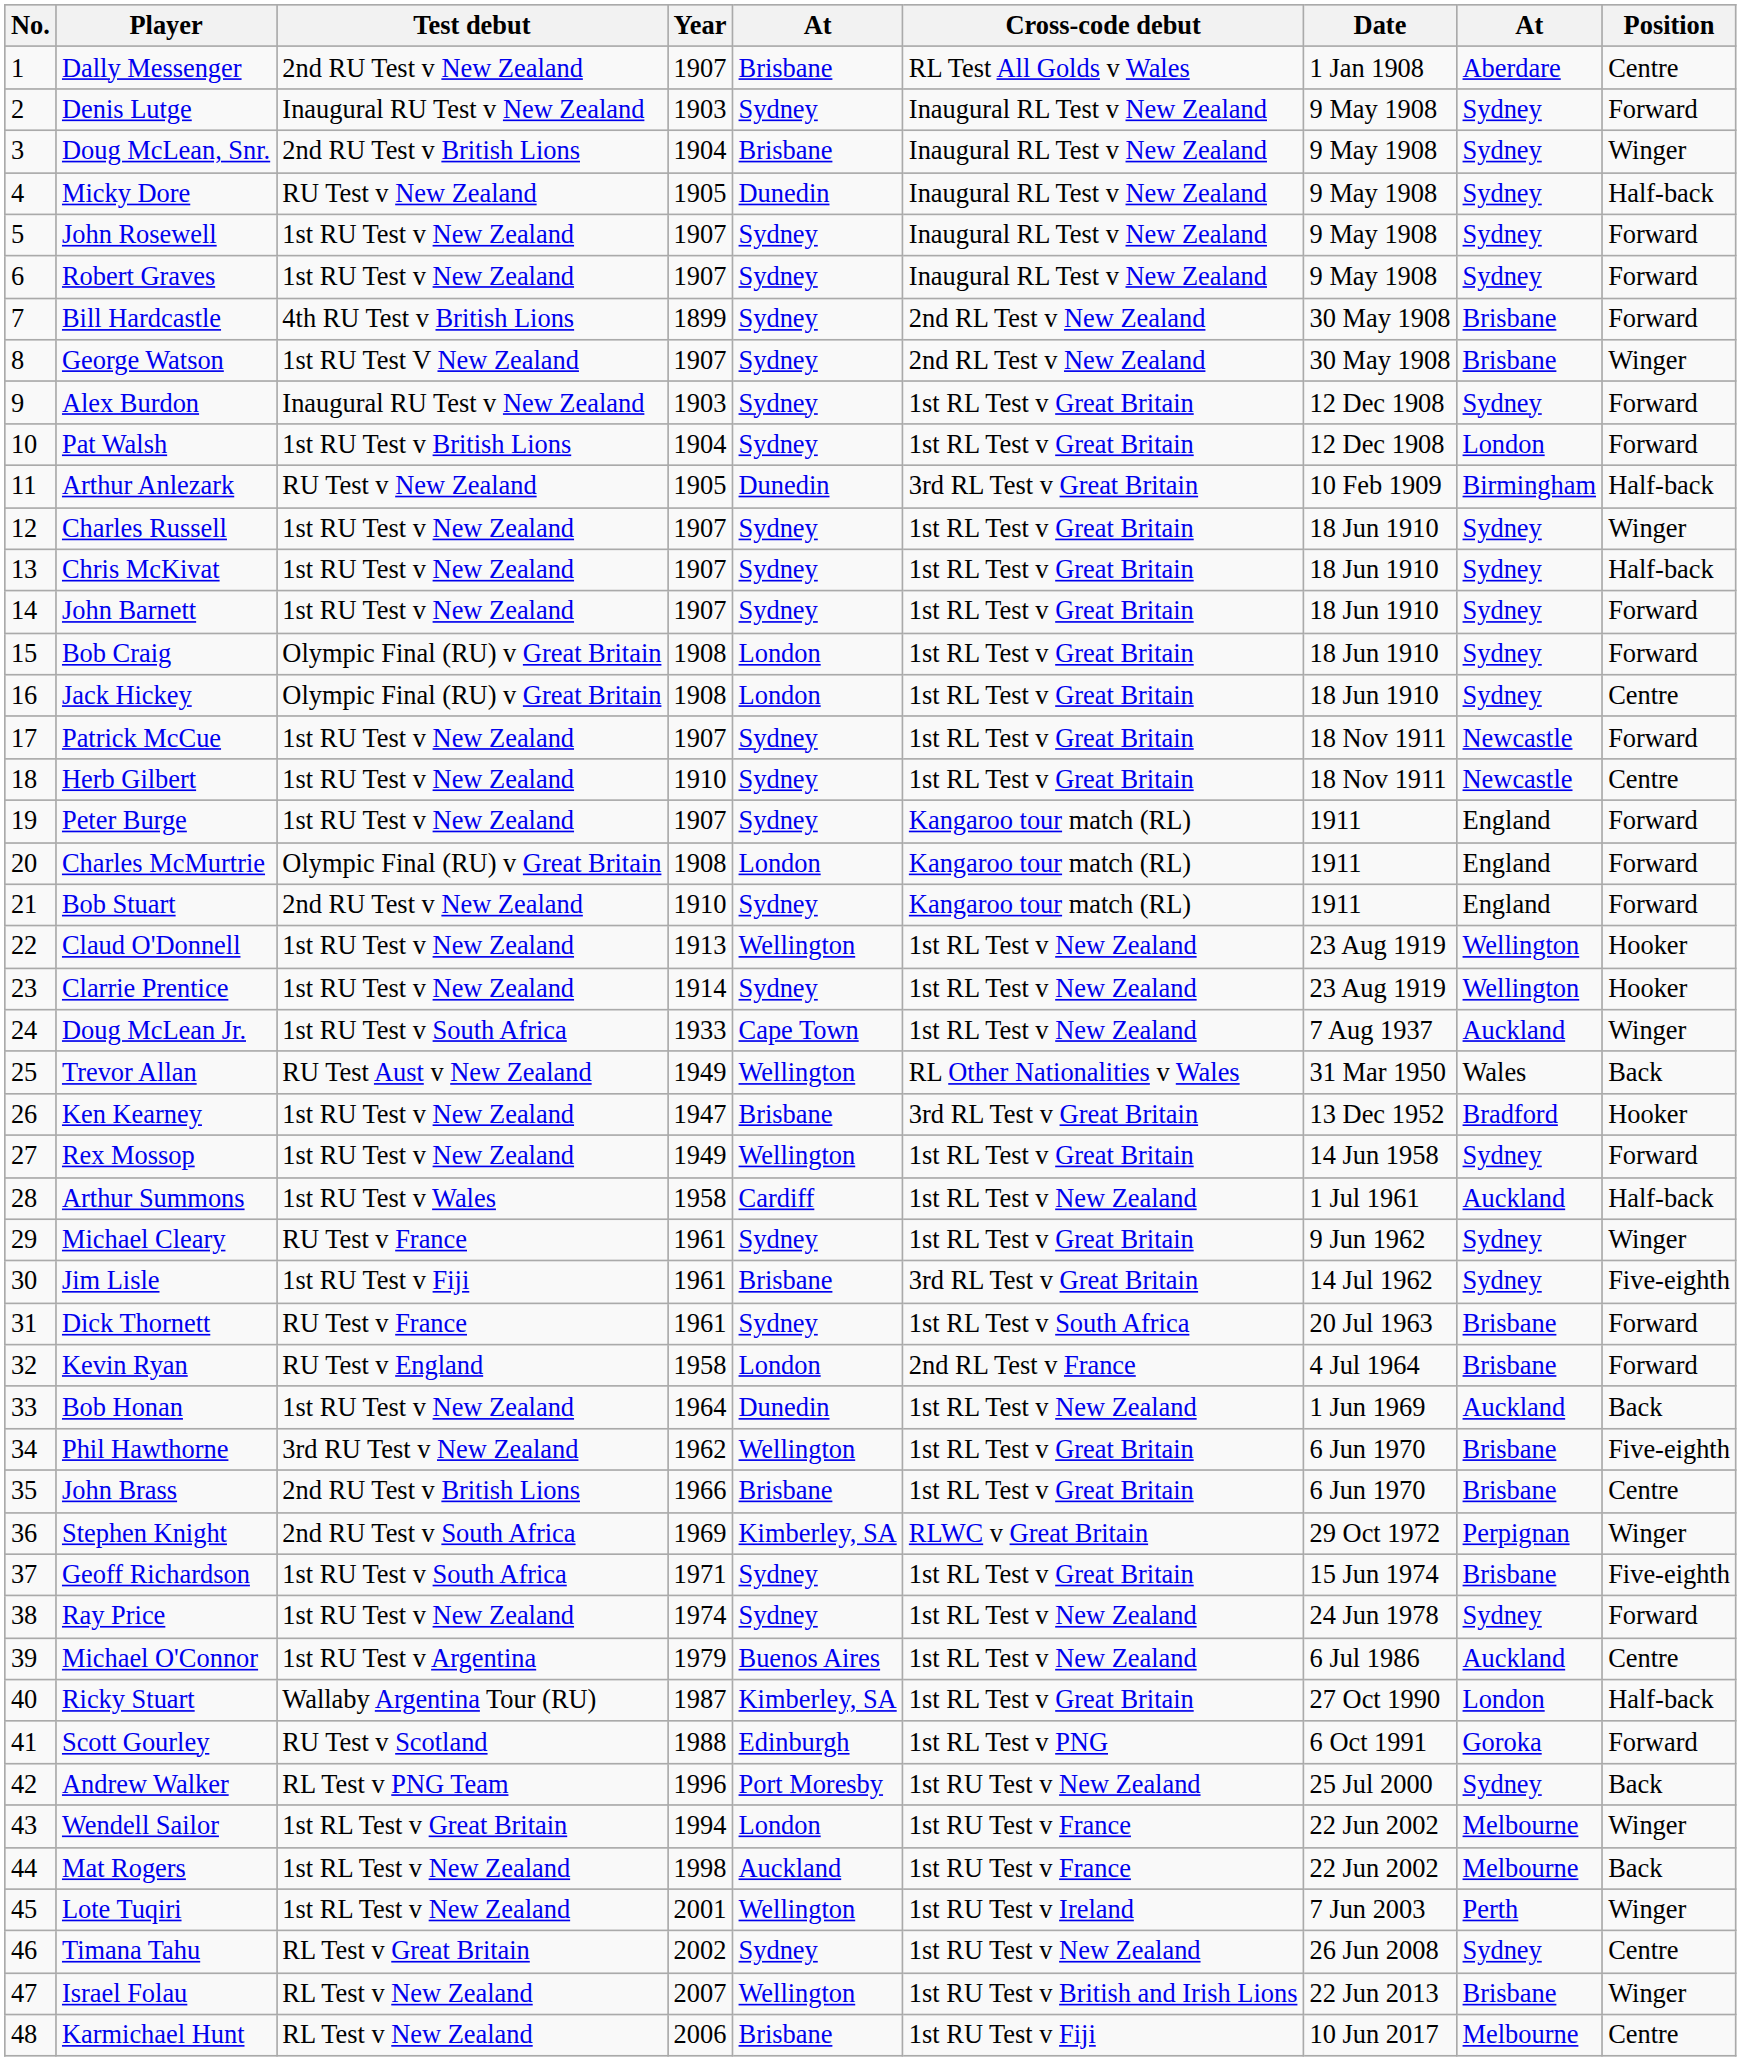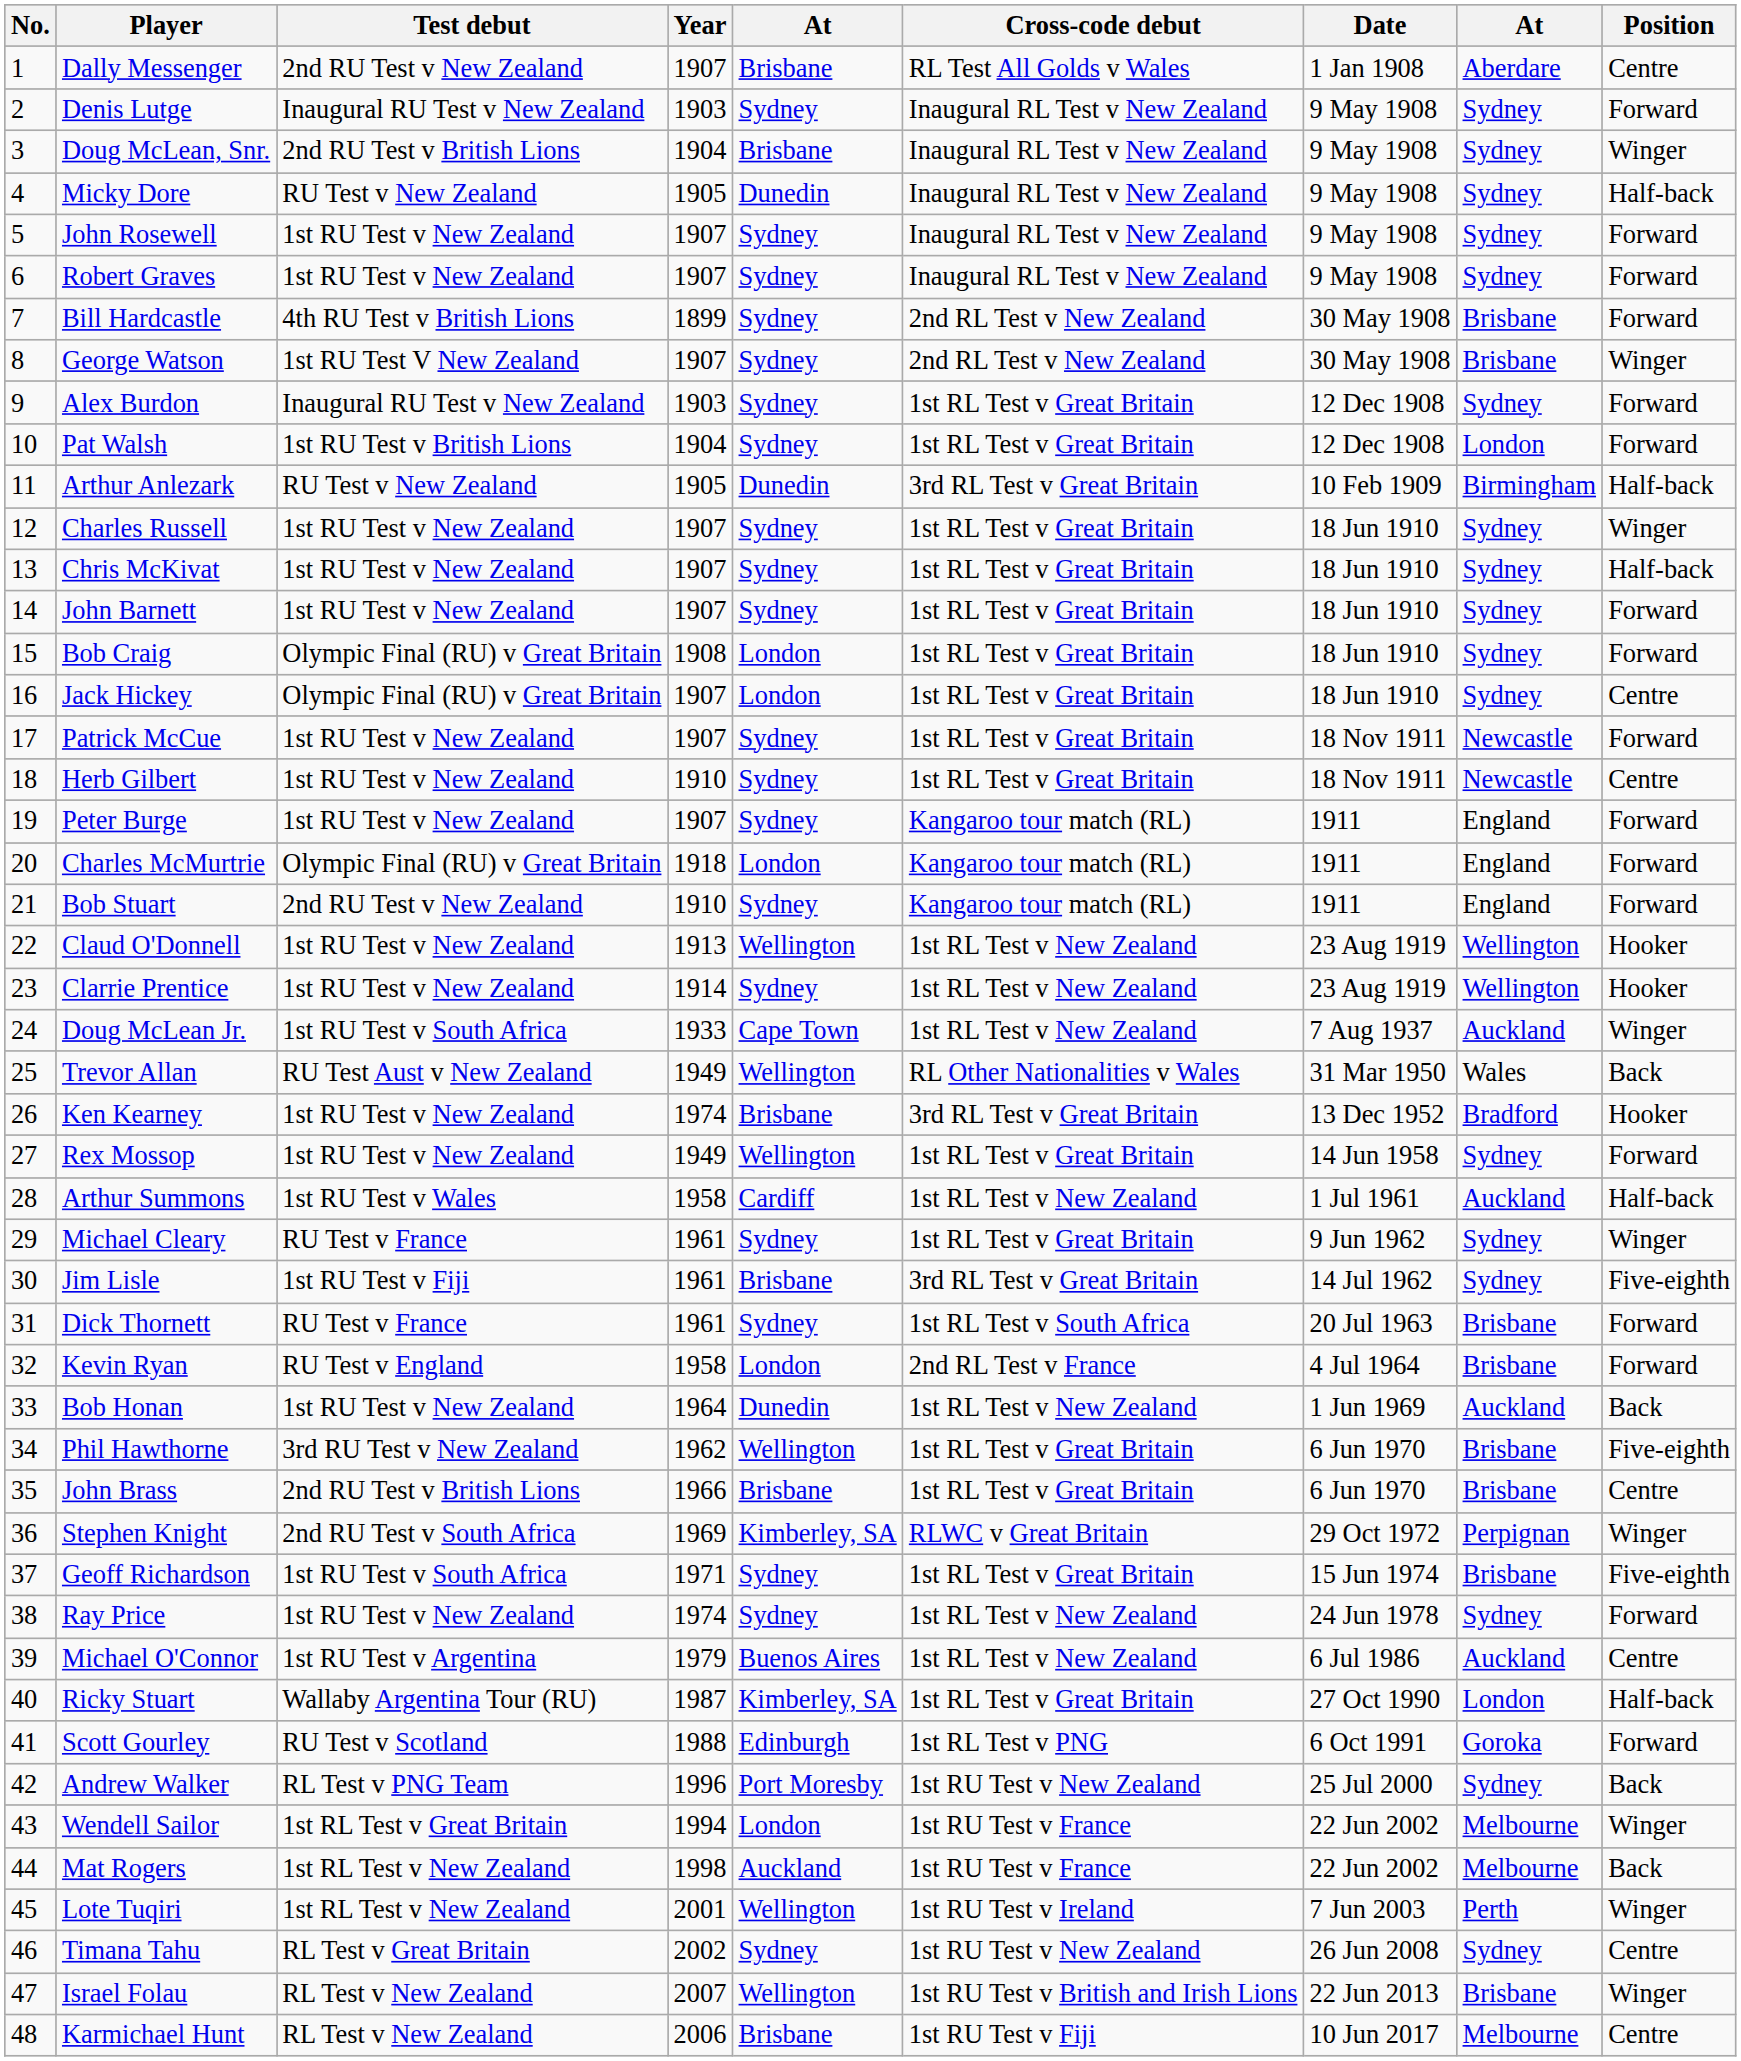(700, 695) 1908 -> (700, 695) 1907
(700, 862) 1908 -> (700, 862) 1918
(700, 1114) 1947 -> (700, 1114) 1974
